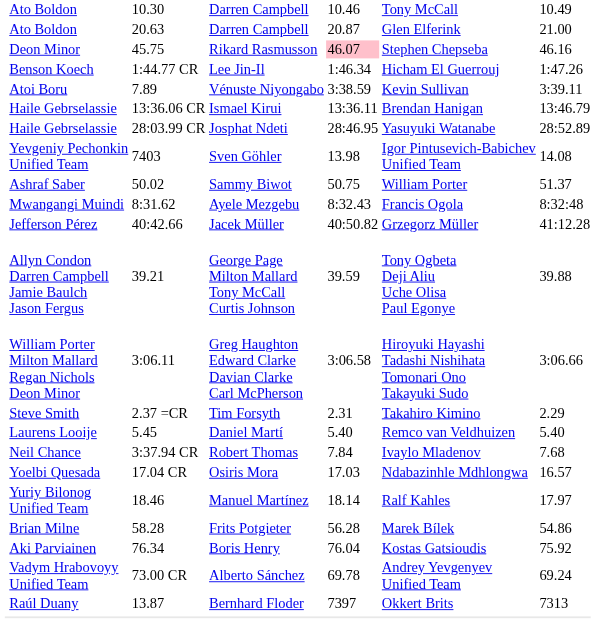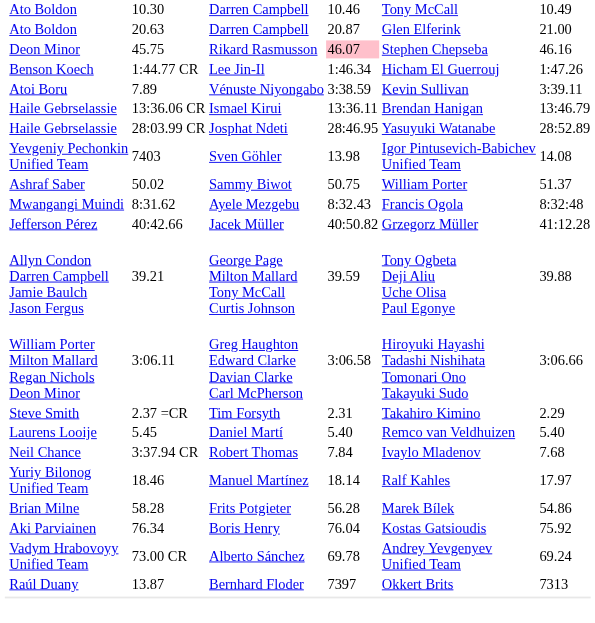- row: (55, 472)
